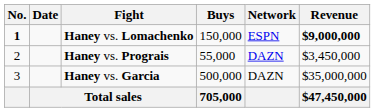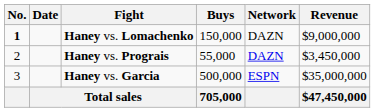(264, 35) ESPN -> (266, 35) DAZN
(331, 35) bold -> (331, 35) normal
(266, 76) DAZN -> (264, 76) ESPN
